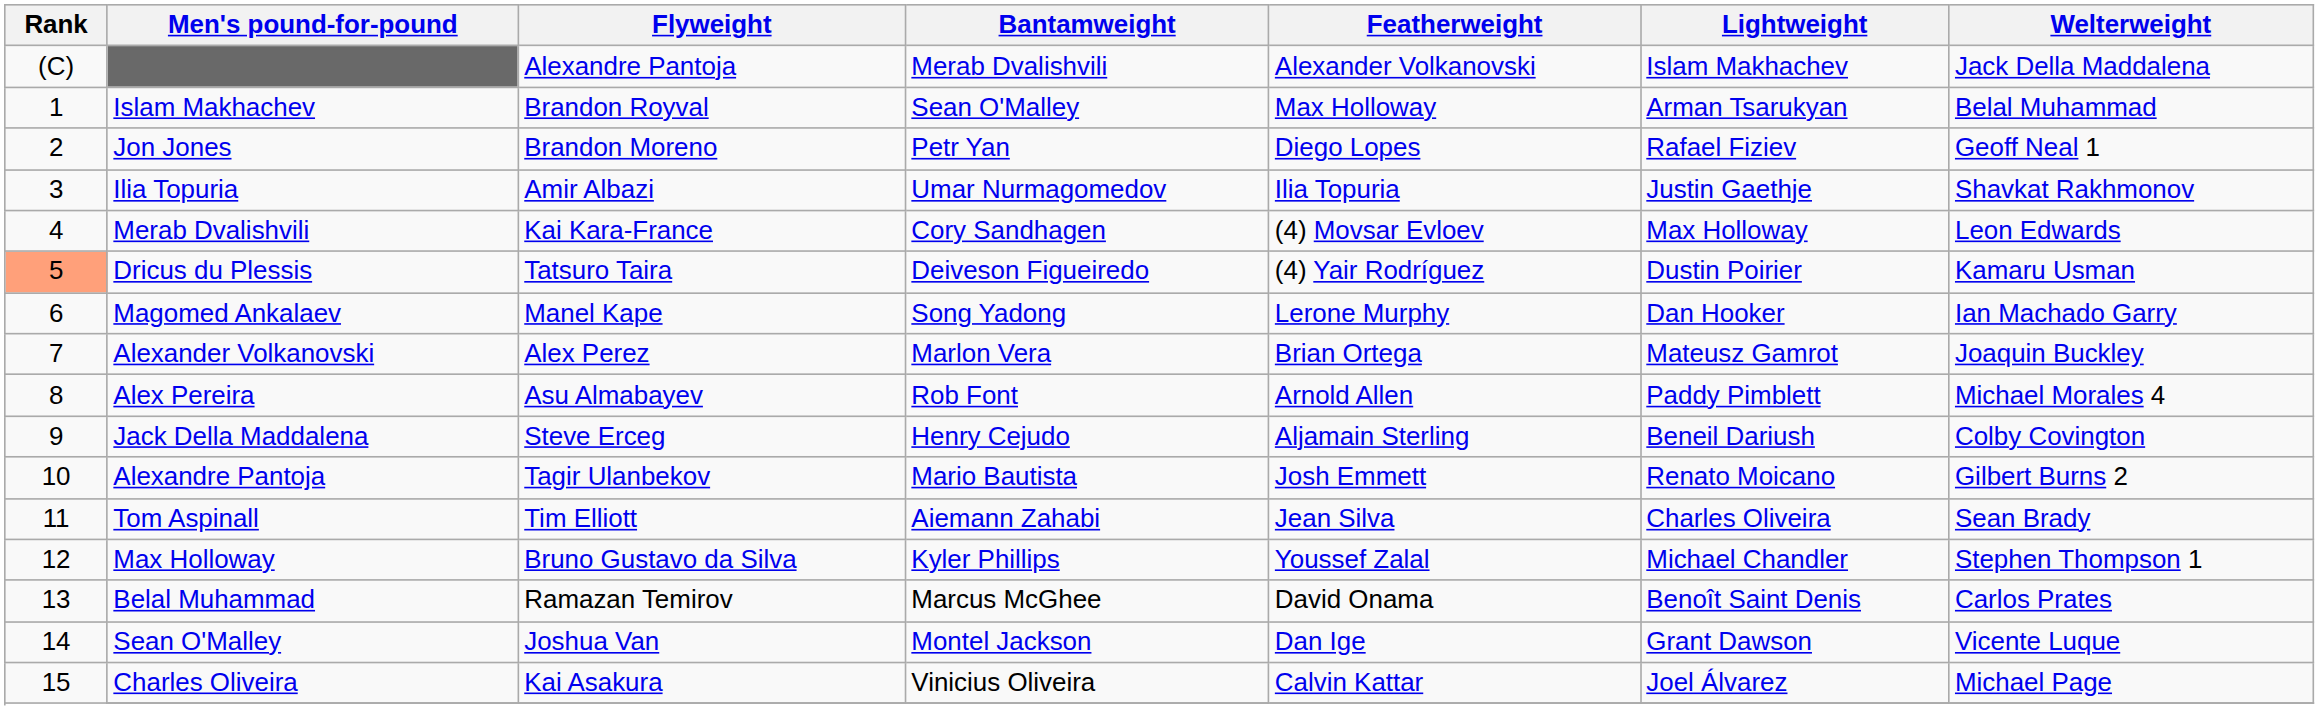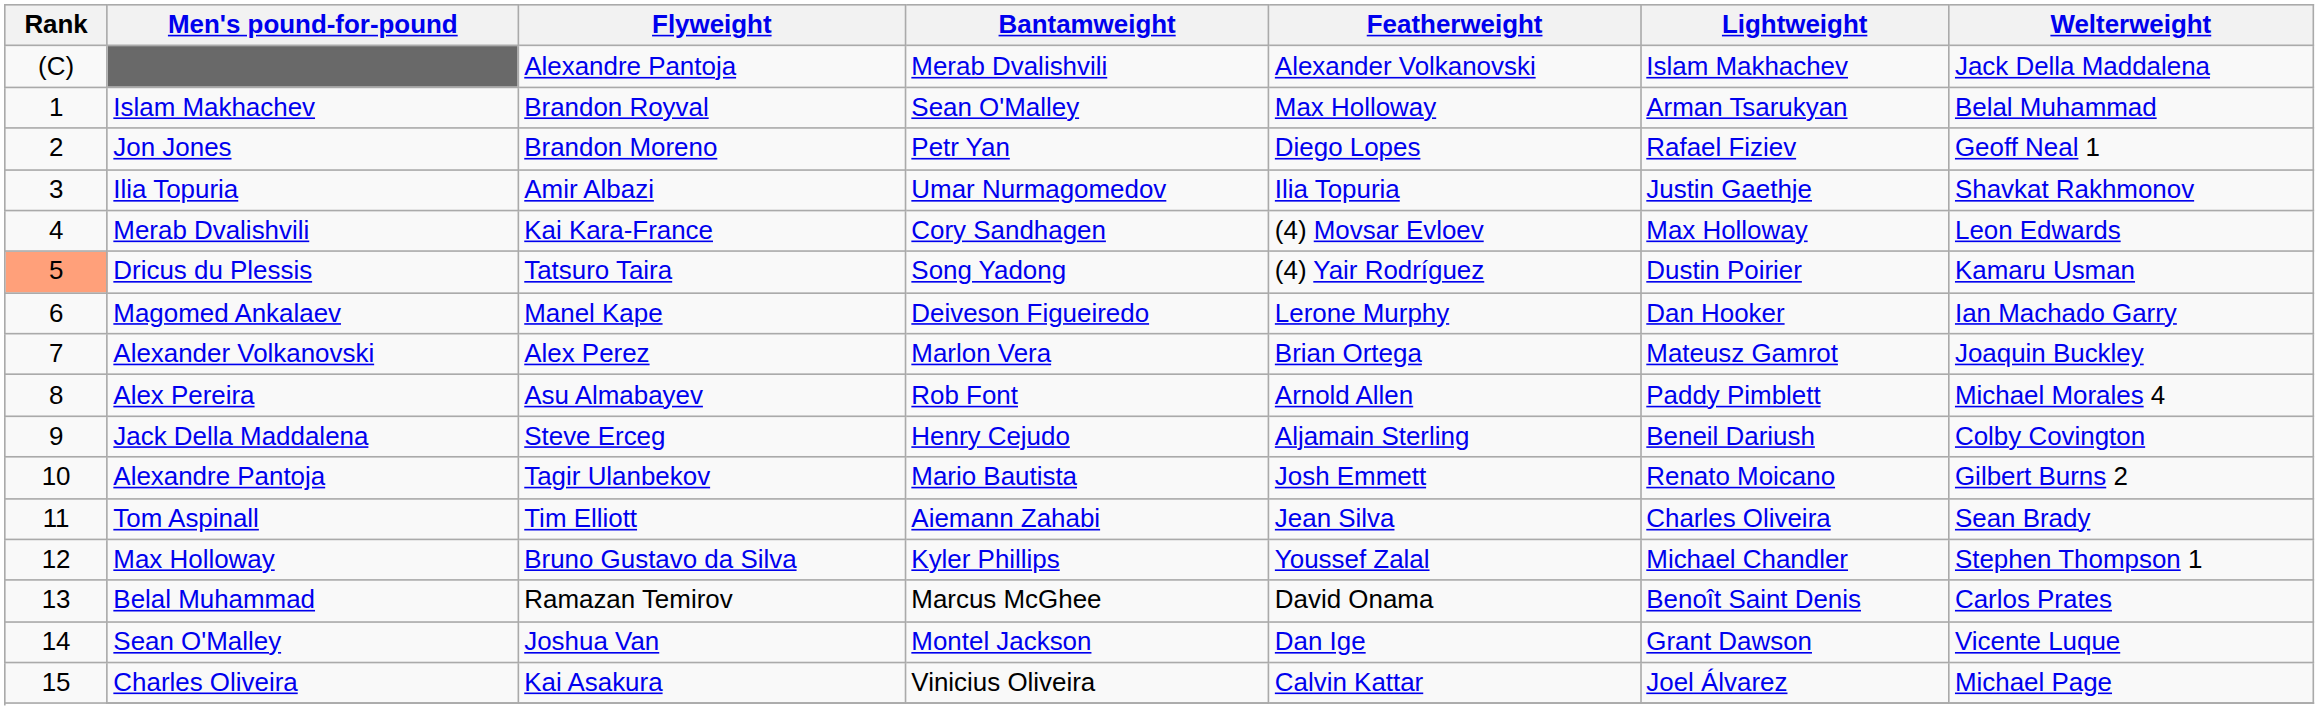(1030, 271) Deiveson Figueiredo -> (989, 271) Song Yadong
(989, 312) Song Yadong -> (1030, 312) Deiveson Figueiredo
